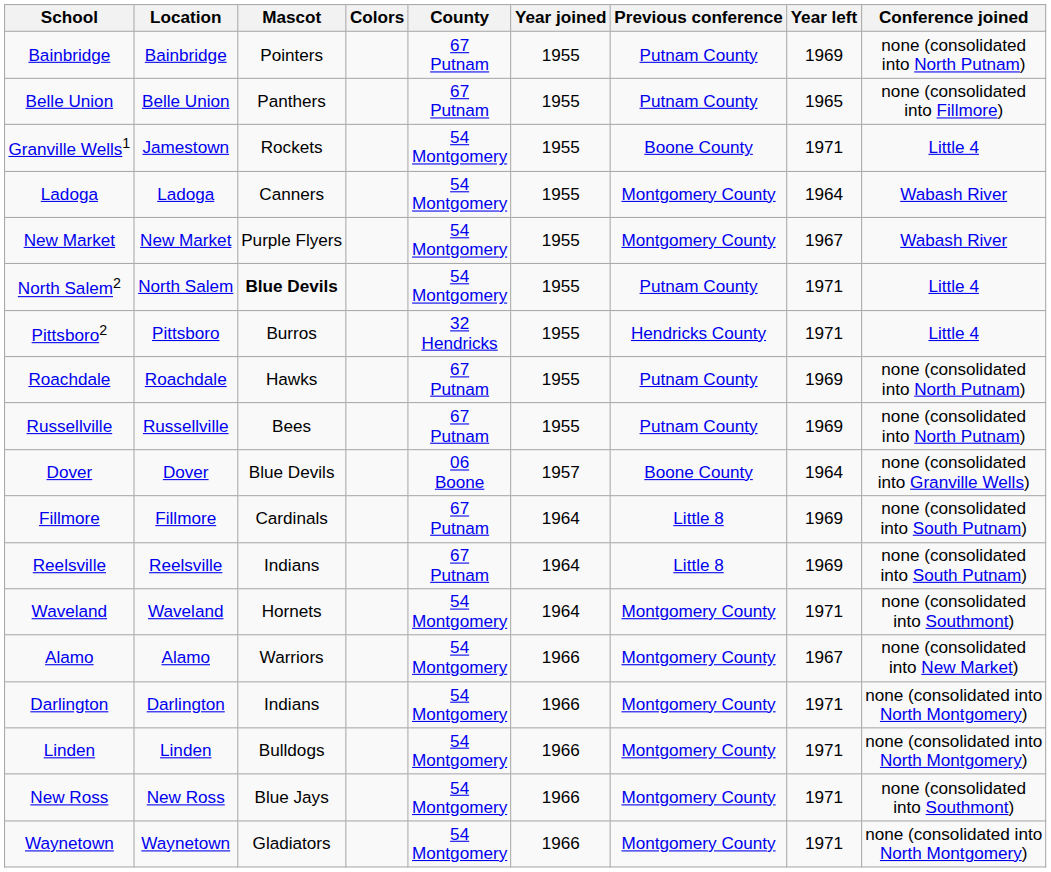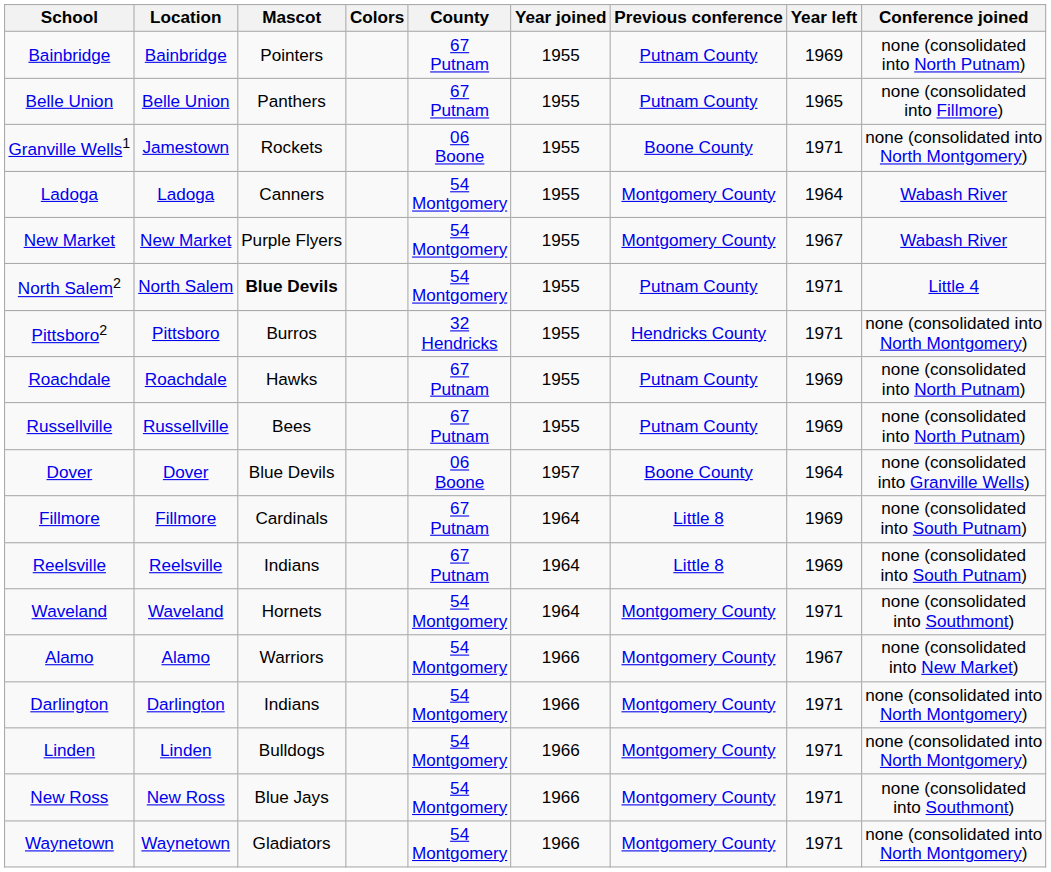(460, 147) 54 Montgomery -> (460, 147) 06 Boone
(954, 147) Little 4 -> (954, 147) none (consolidated into North Montgomery)
(954, 333) Little 4 -> (954, 333) none (consolidated into North Montgomery)
